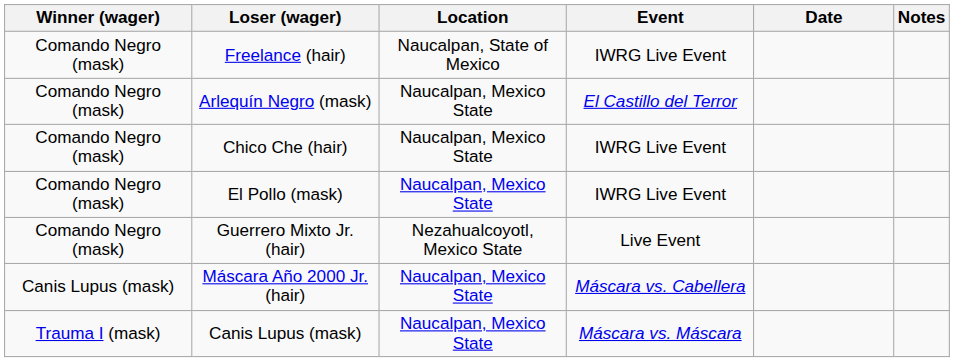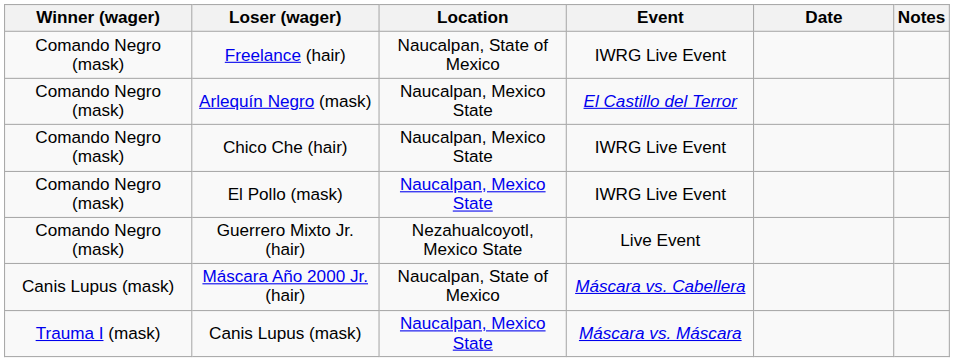(473, 286) Naucalpan, Mexico State -> (473, 286) Naucalpan, State of Mexico
